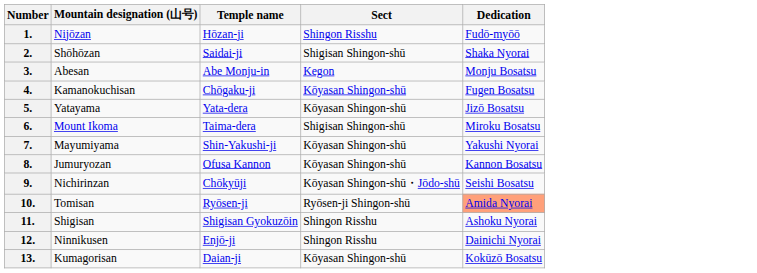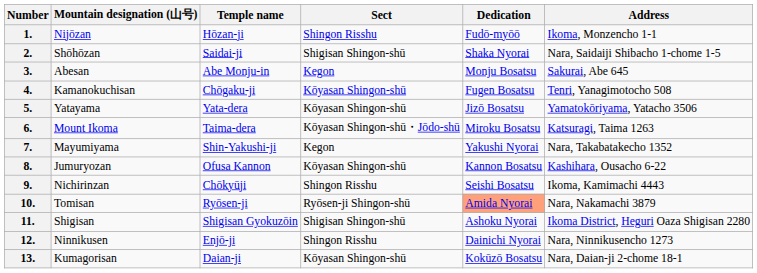+ column: (649, 14)
(354, 127) Shigisan Shingon-shū -> (382, 127) Kōyasan Shingon-shū・Jōdo-shū
(355, 145) Kōyasan Shingon-shū -> (319, 147) Kegon
(382, 183) Kōyasan Shingon-shū・Jōdo-shū -> (340, 184) Shingon Risshu
(340, 221) Shingon Risshu -> (354, 221) Shigisan Shingon-shū
